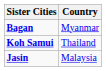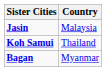rows swapped: (20, 27) <-> (17, 58)
